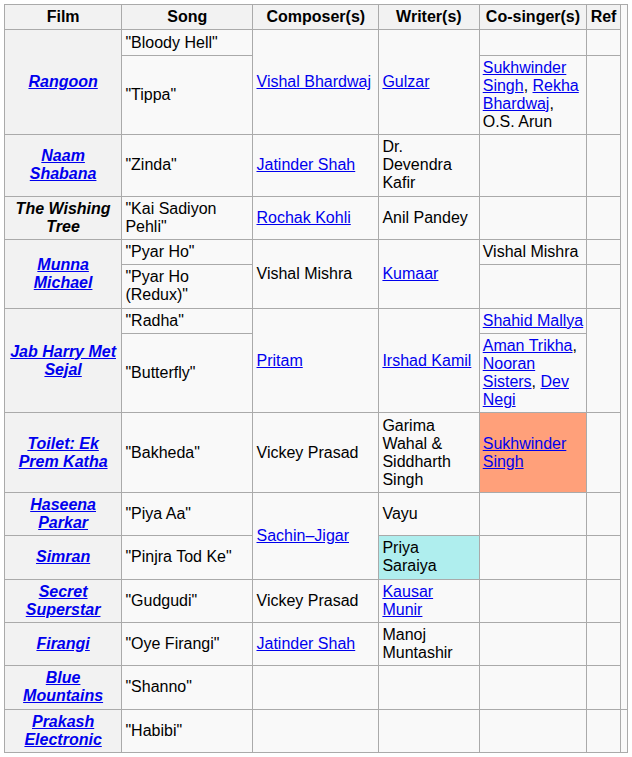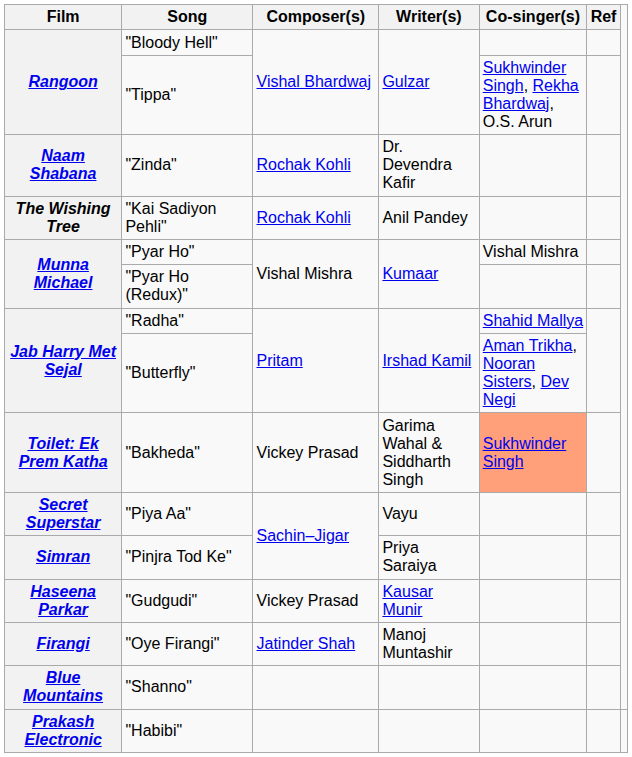(306, 165) Jatinder Shah -> (304, 165) Rochak Kohli
(63, 513) Haseena Parkar -> (63, 513) Secret Superstar
(410, 557) paleturquoise background -> (410, 557) no background
(63, 600) Secret Superstar -> (63, 600) Haseena Parkar
